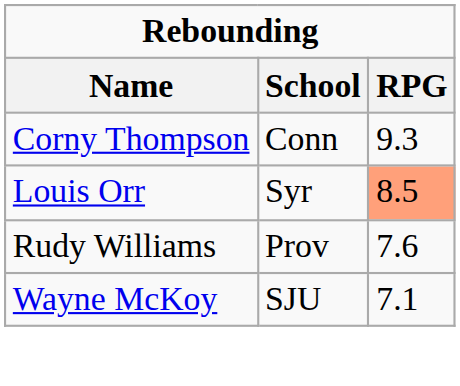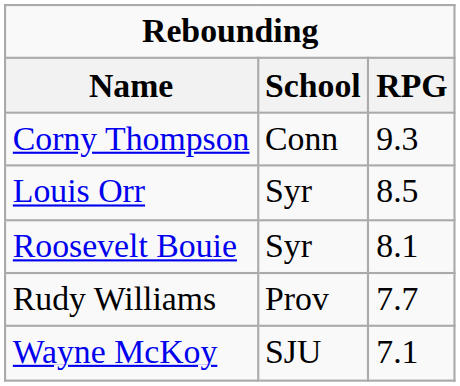(397, 191) lightsalmon background -> (397, 191) no background
+ row: (125, 245)
(397, 245) 7.6 -> (397, 298) 7.7
